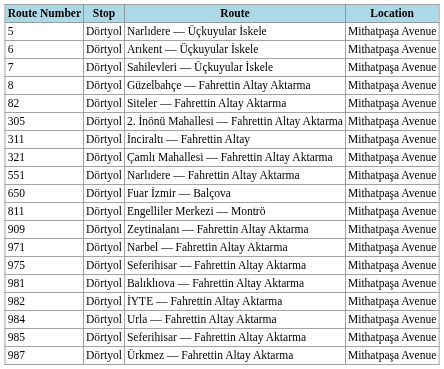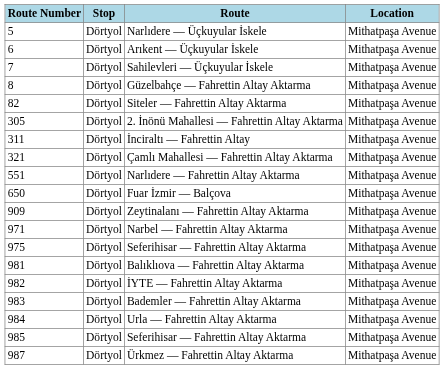- row: (16, 211)
+ row: (16, 301)
